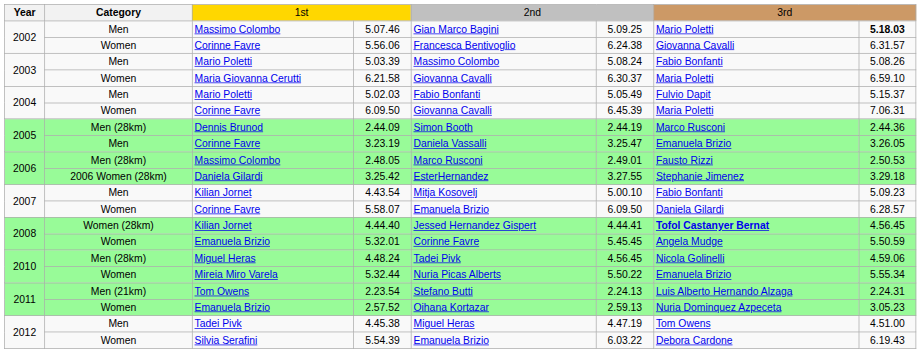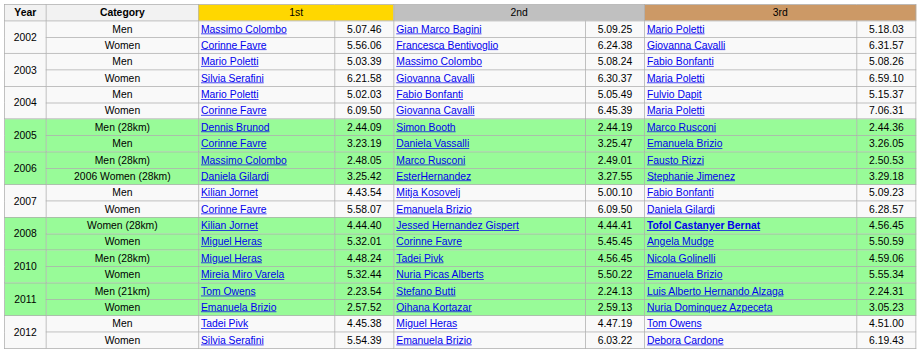(887, 29) bold -> (886, 29) normal
(248, 78) Maria Giovanna Cerutti -> (232, 78) Silvia Serafini
(232, 242) Emanuela Brizio -> (231, 242) Miguel Heras
